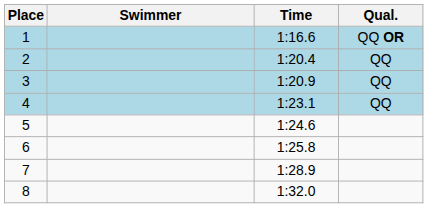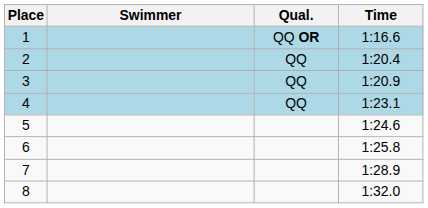columns swapped: (296, 15) <-> (381, 15)
